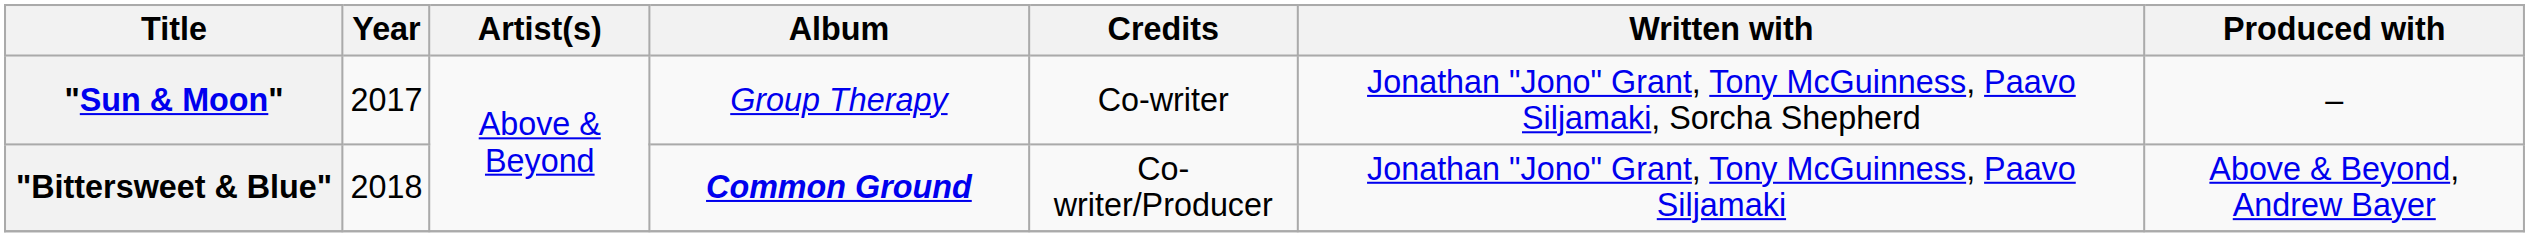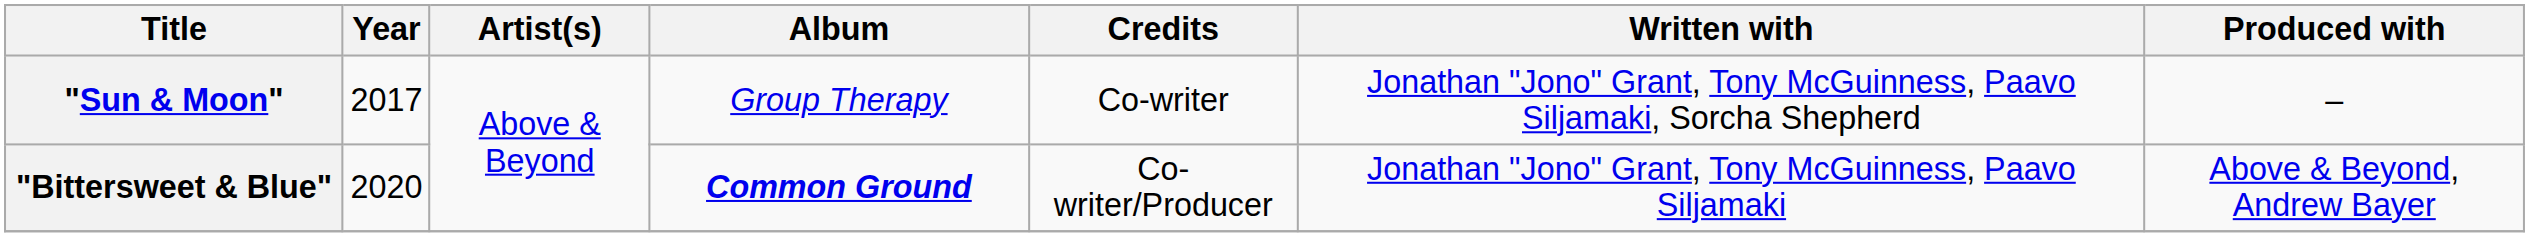(387, 187) 2018 -> (387, 187) 2020
